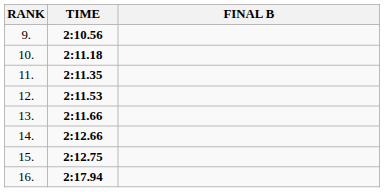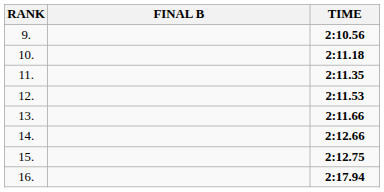columns swapped: (249, 14) <-> (83, 14)
